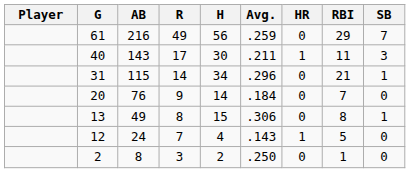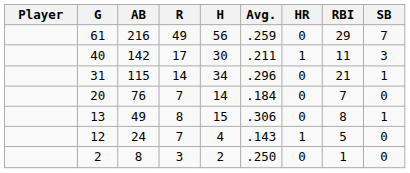(139, 55) 143 -> (139, 55) 142
(179, 96) 9 -> (179, 96) 7
